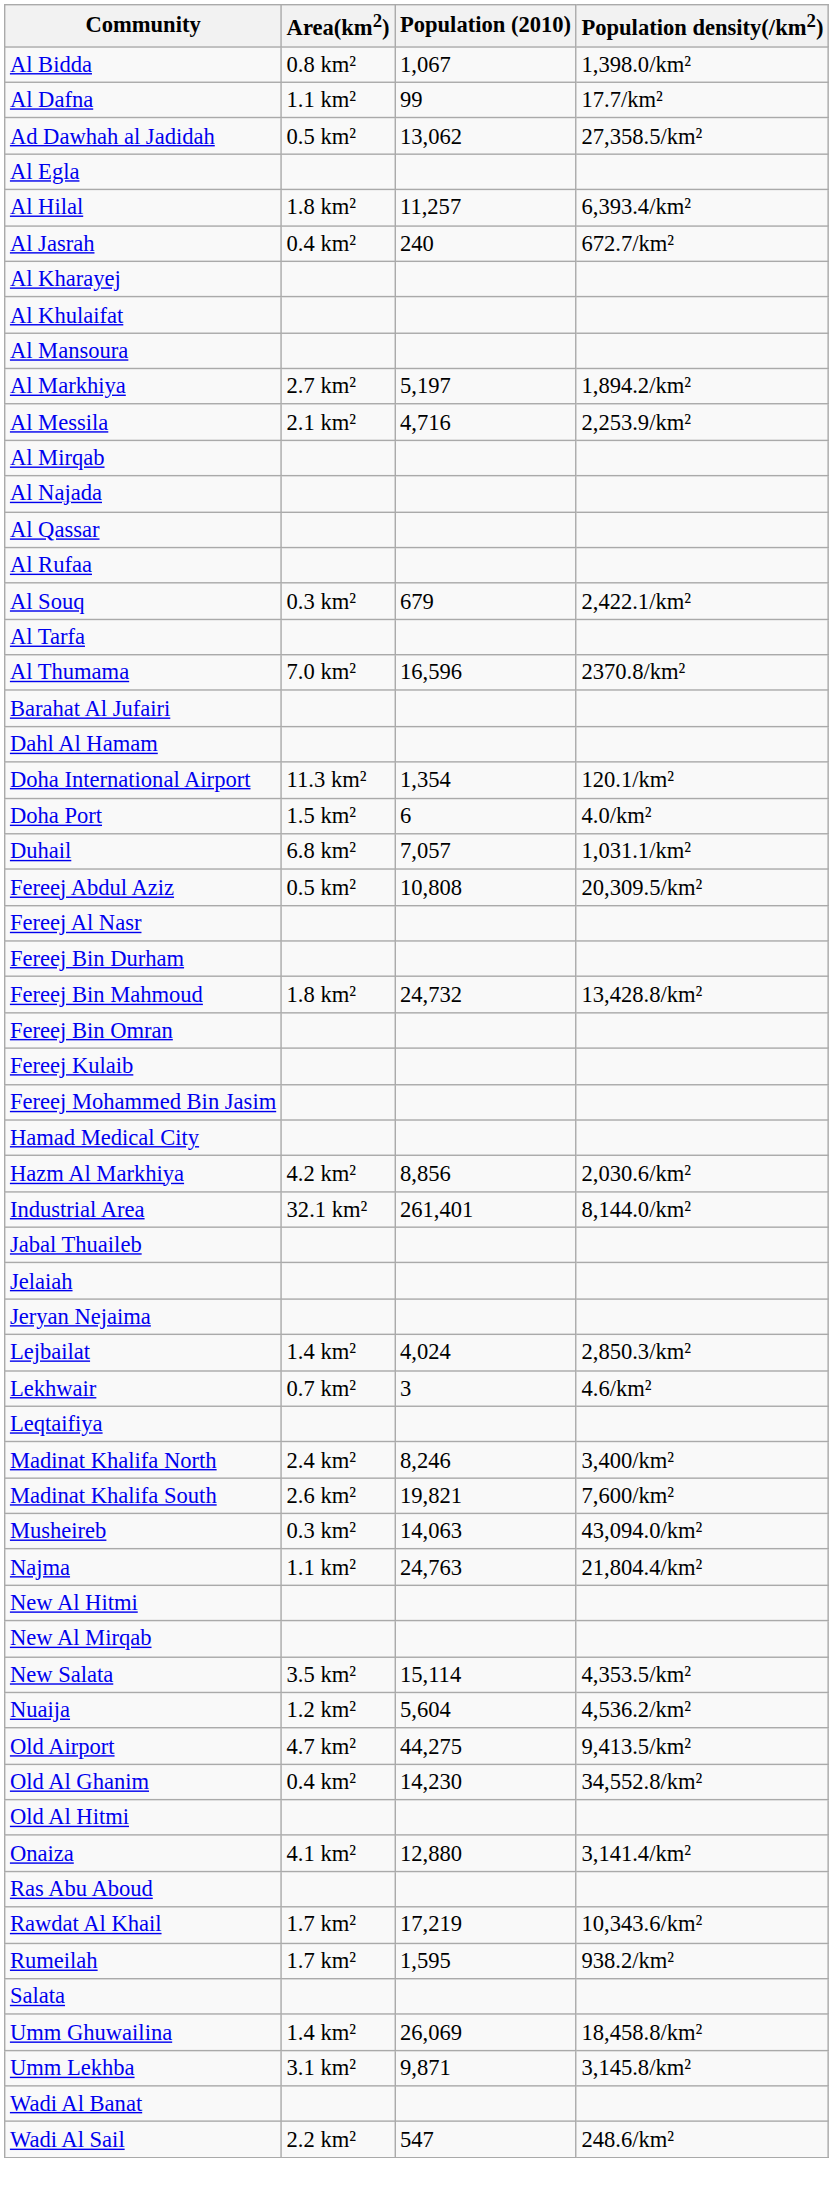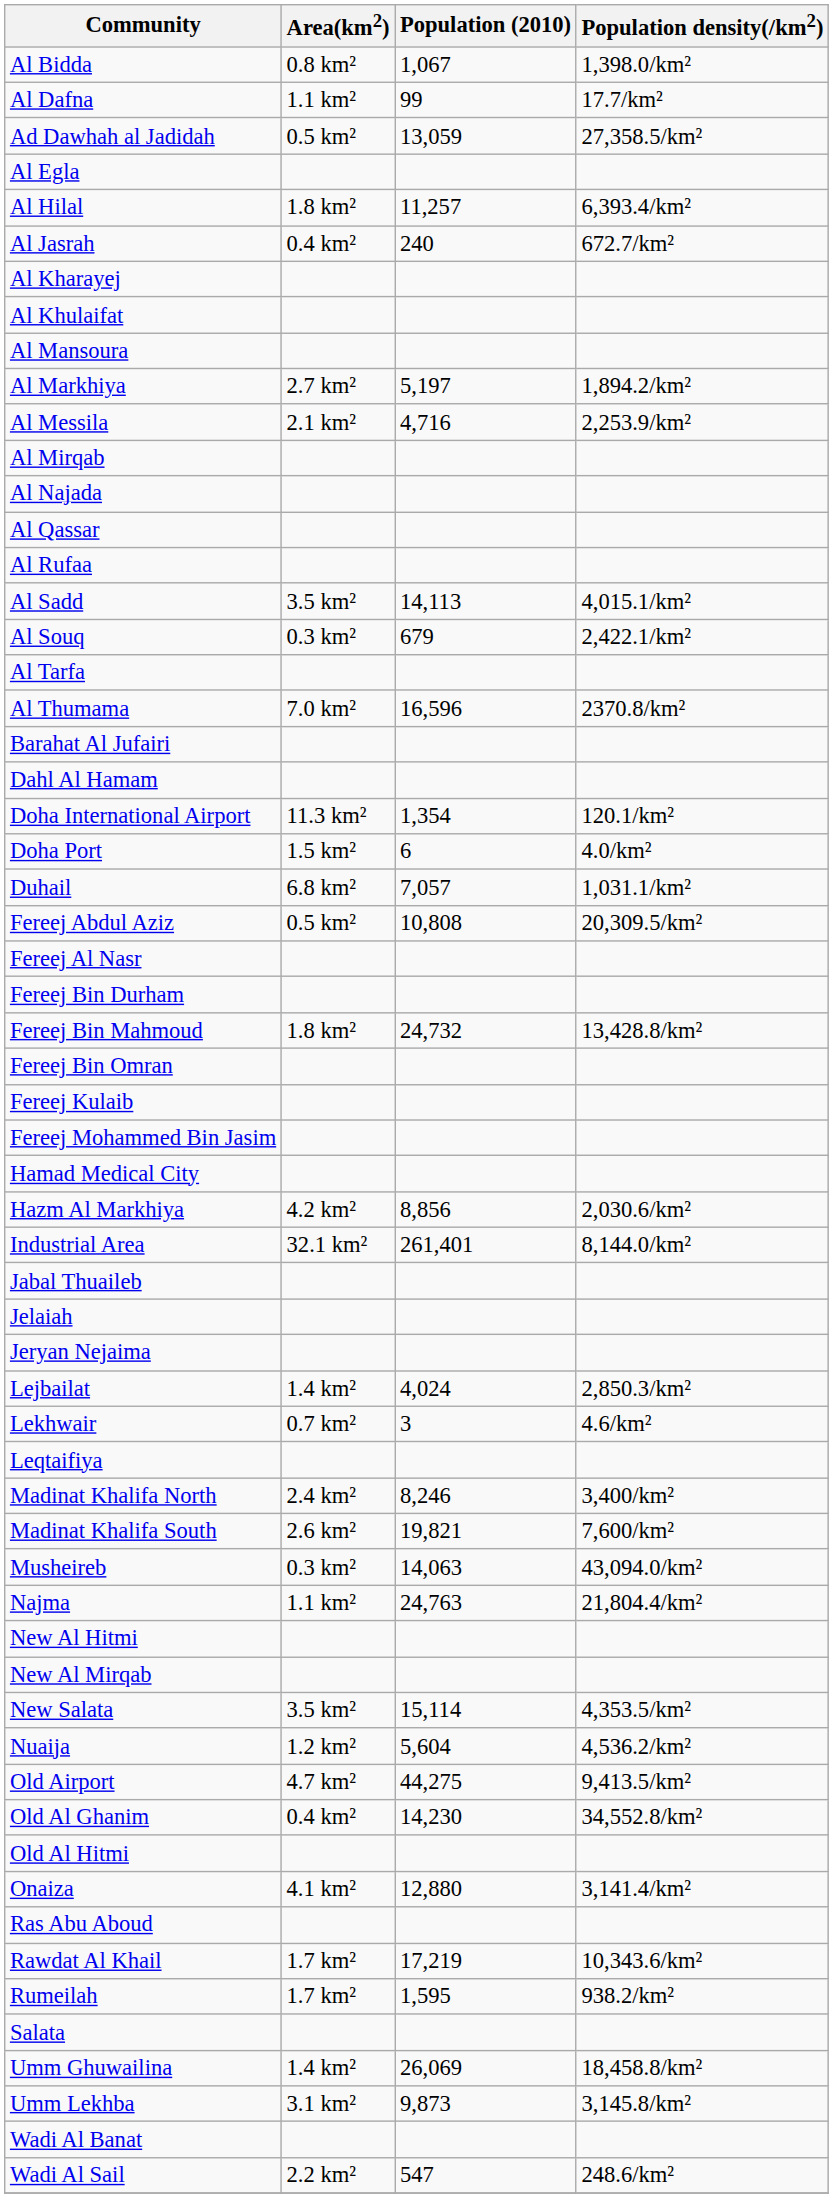(431, 135) 13,062 -> (431, 135) 13,059
+ row: (47, 600)
(425, 2067) 9,871 -> (425, 2103) 9,873
